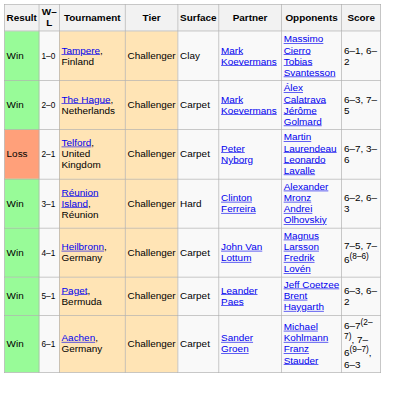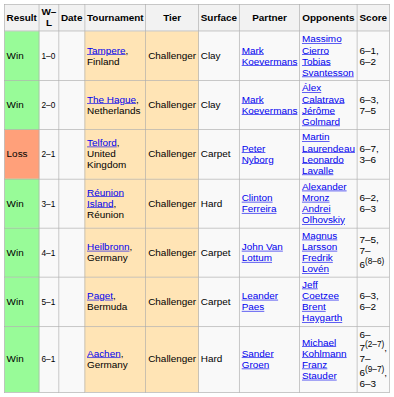+ column: (72, 17)
(195, 105) Carpet -> (211, 105) Clay
(195, 344) Carpet -> (211, 359) Hard
